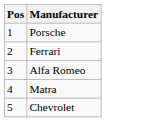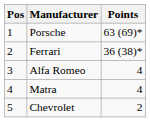+ column: (123, 14)
